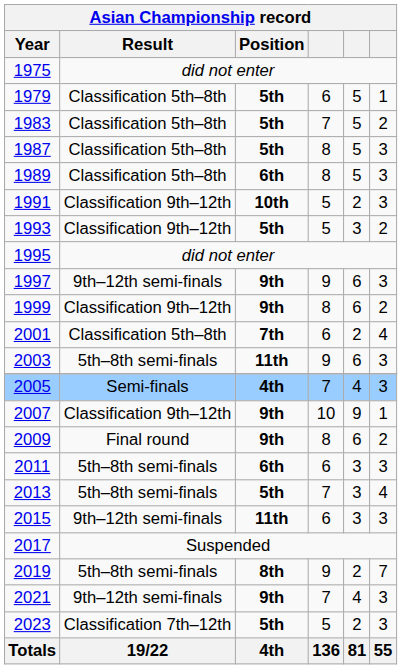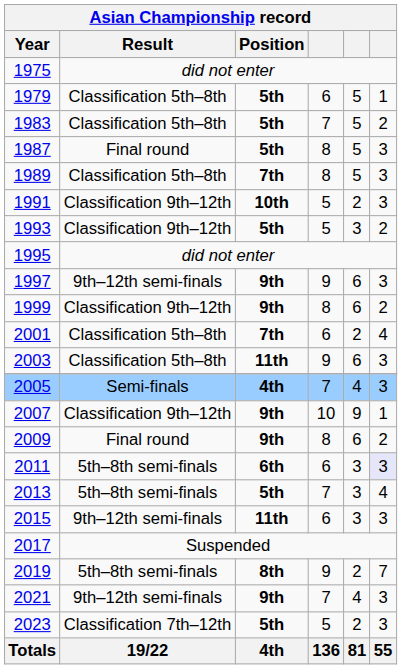(148, 149) Classification 5th–8th -> (148, 149) Final round
(272, 176) 6th -> (272, 176) 7th
(148, 360) 5th–8th semi-finals -> (148, 360) Classification 5th–8th
(383, 466) no background -> (383, 466) lavender background
